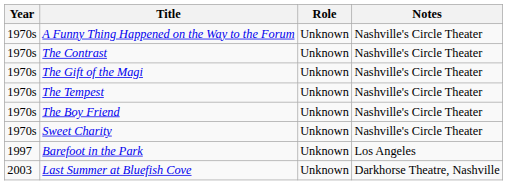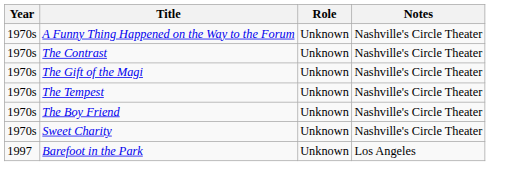- row: (117, 170)
